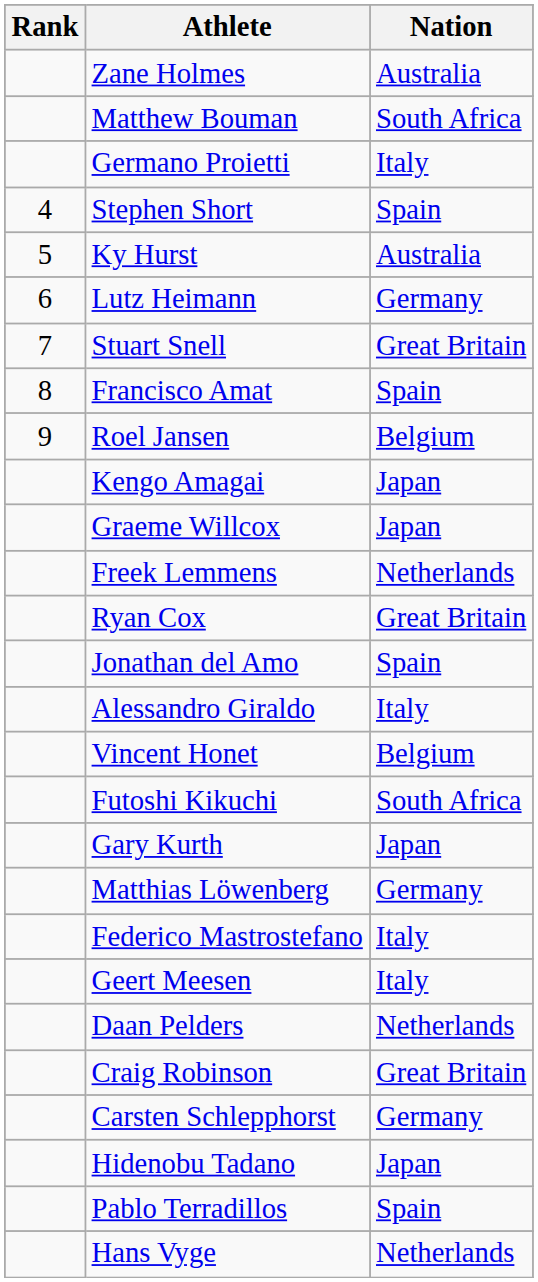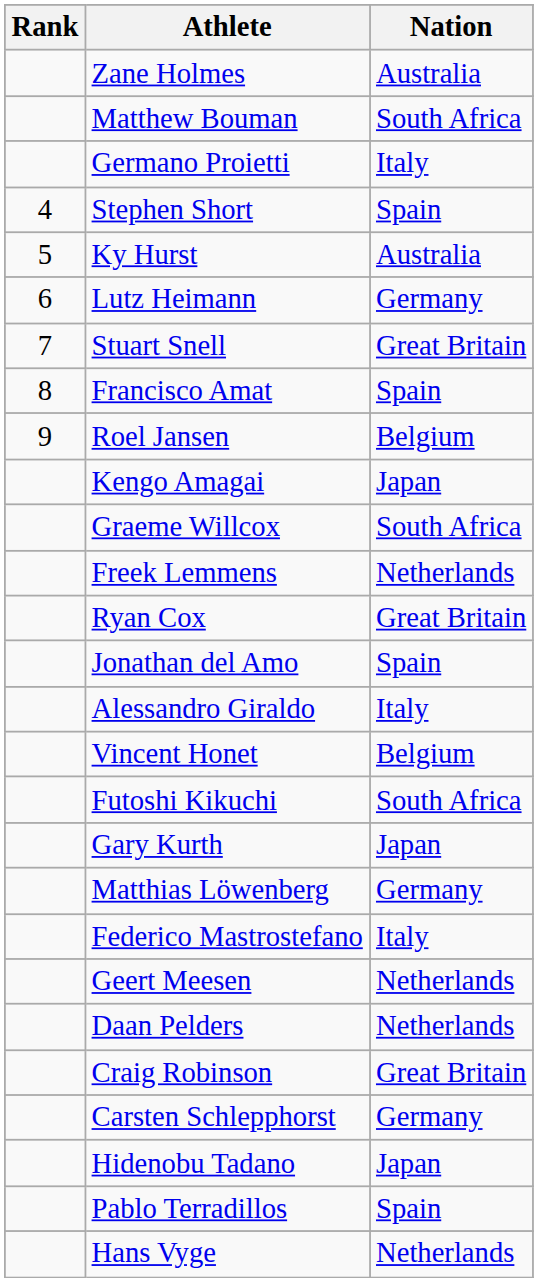(409, 526) Japan -> (449, 526) South Africa
(402, 981) Italy -> (445, 981) Netherlands
